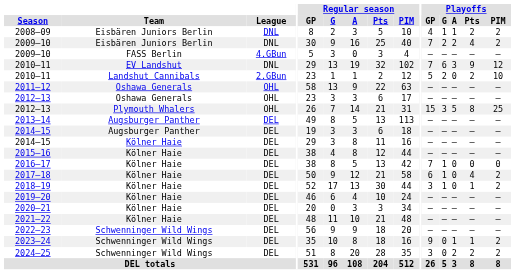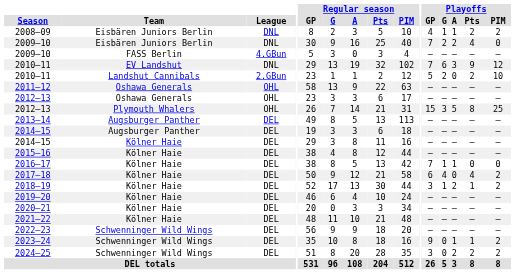(498, 43) 2 -> (498, 43) 0
(454, 164) 0 -> (454, 164) 1
(444, 175) 1 -> (444, 175) 4
(454, 186) 0 -> (454, 186) 2
